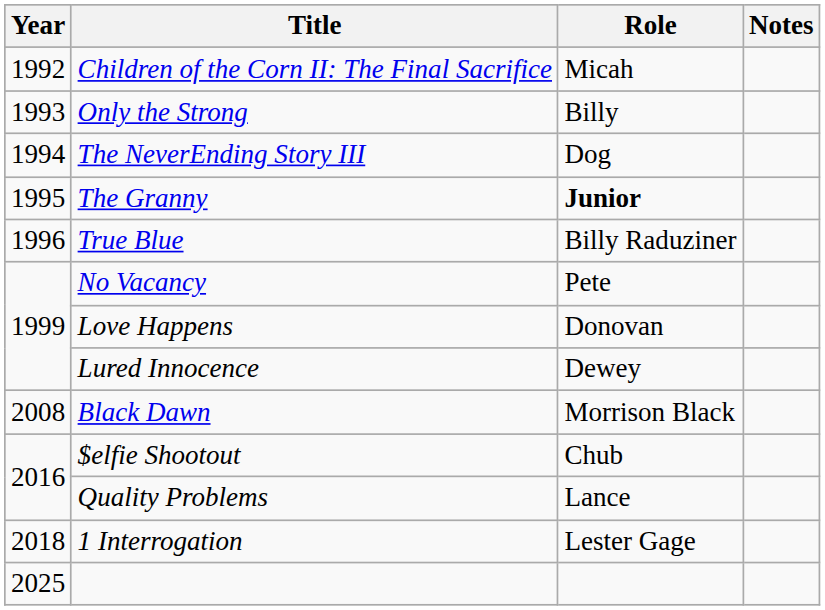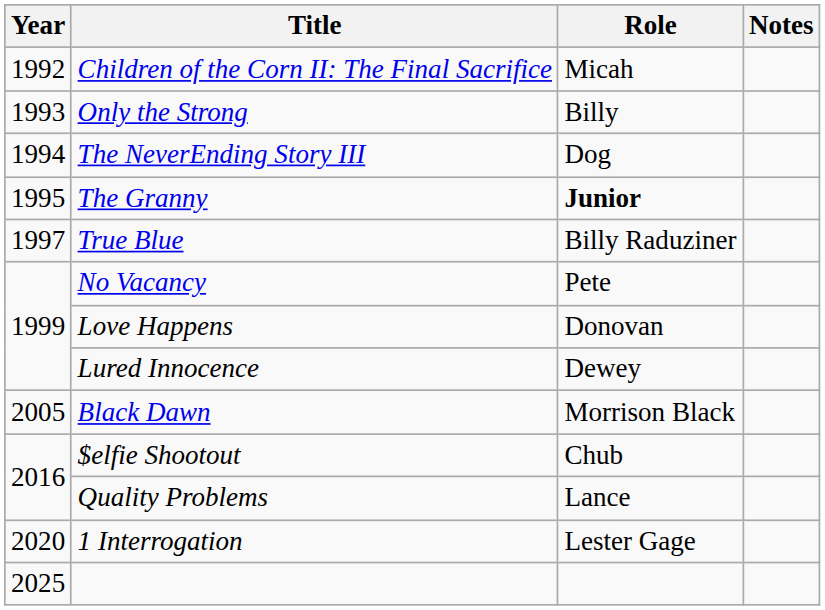(38, 240) 1996 -> (38, 240) 1997
(38, 411) 2008 -> (38, 411) 2005
(38, 540) 2018 -> (38, 540) 2020
